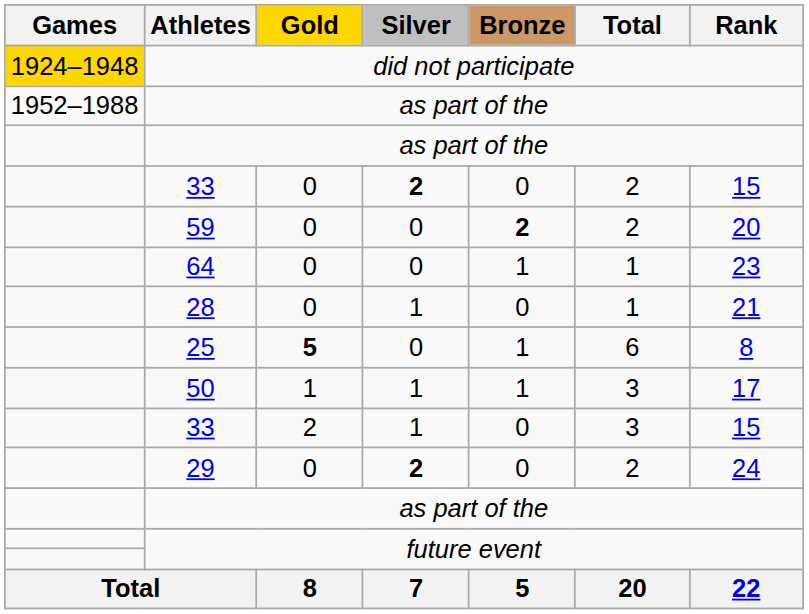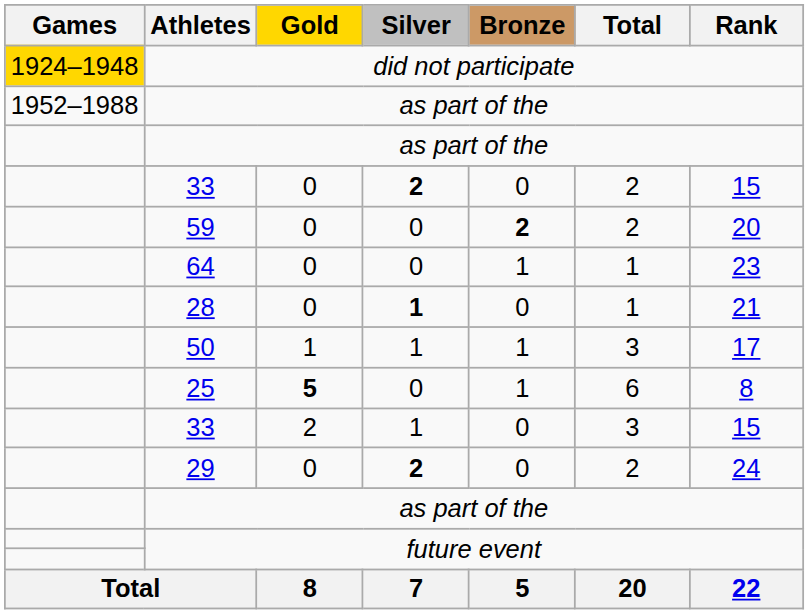(416, 307) normal -> (416, 307) bold
rows swapped: (201, 388) <-> (201, 348)
